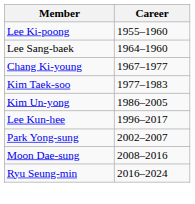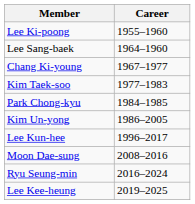+ row: (44, 102)
- row: (43, 137)
+ row: (41, 191)
